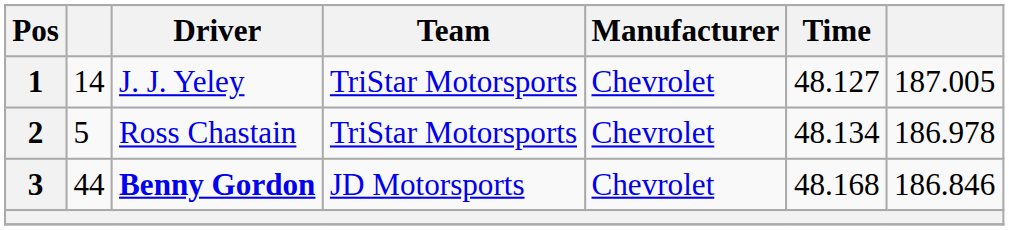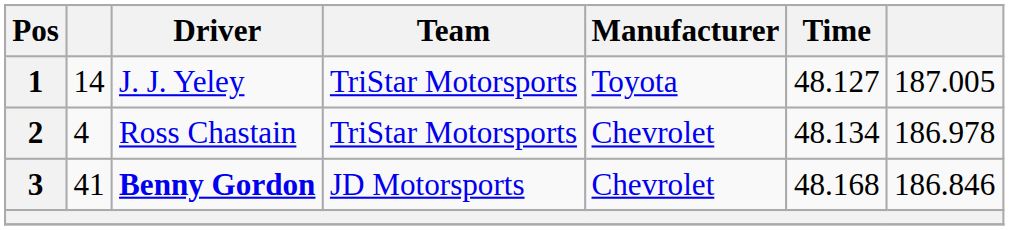(653, 81) Chevrolet -> (635, 81) Toyota
(81, 133) 5 -> (81, 133) 4
(89, 184) 44 -> (89, 184) 41
